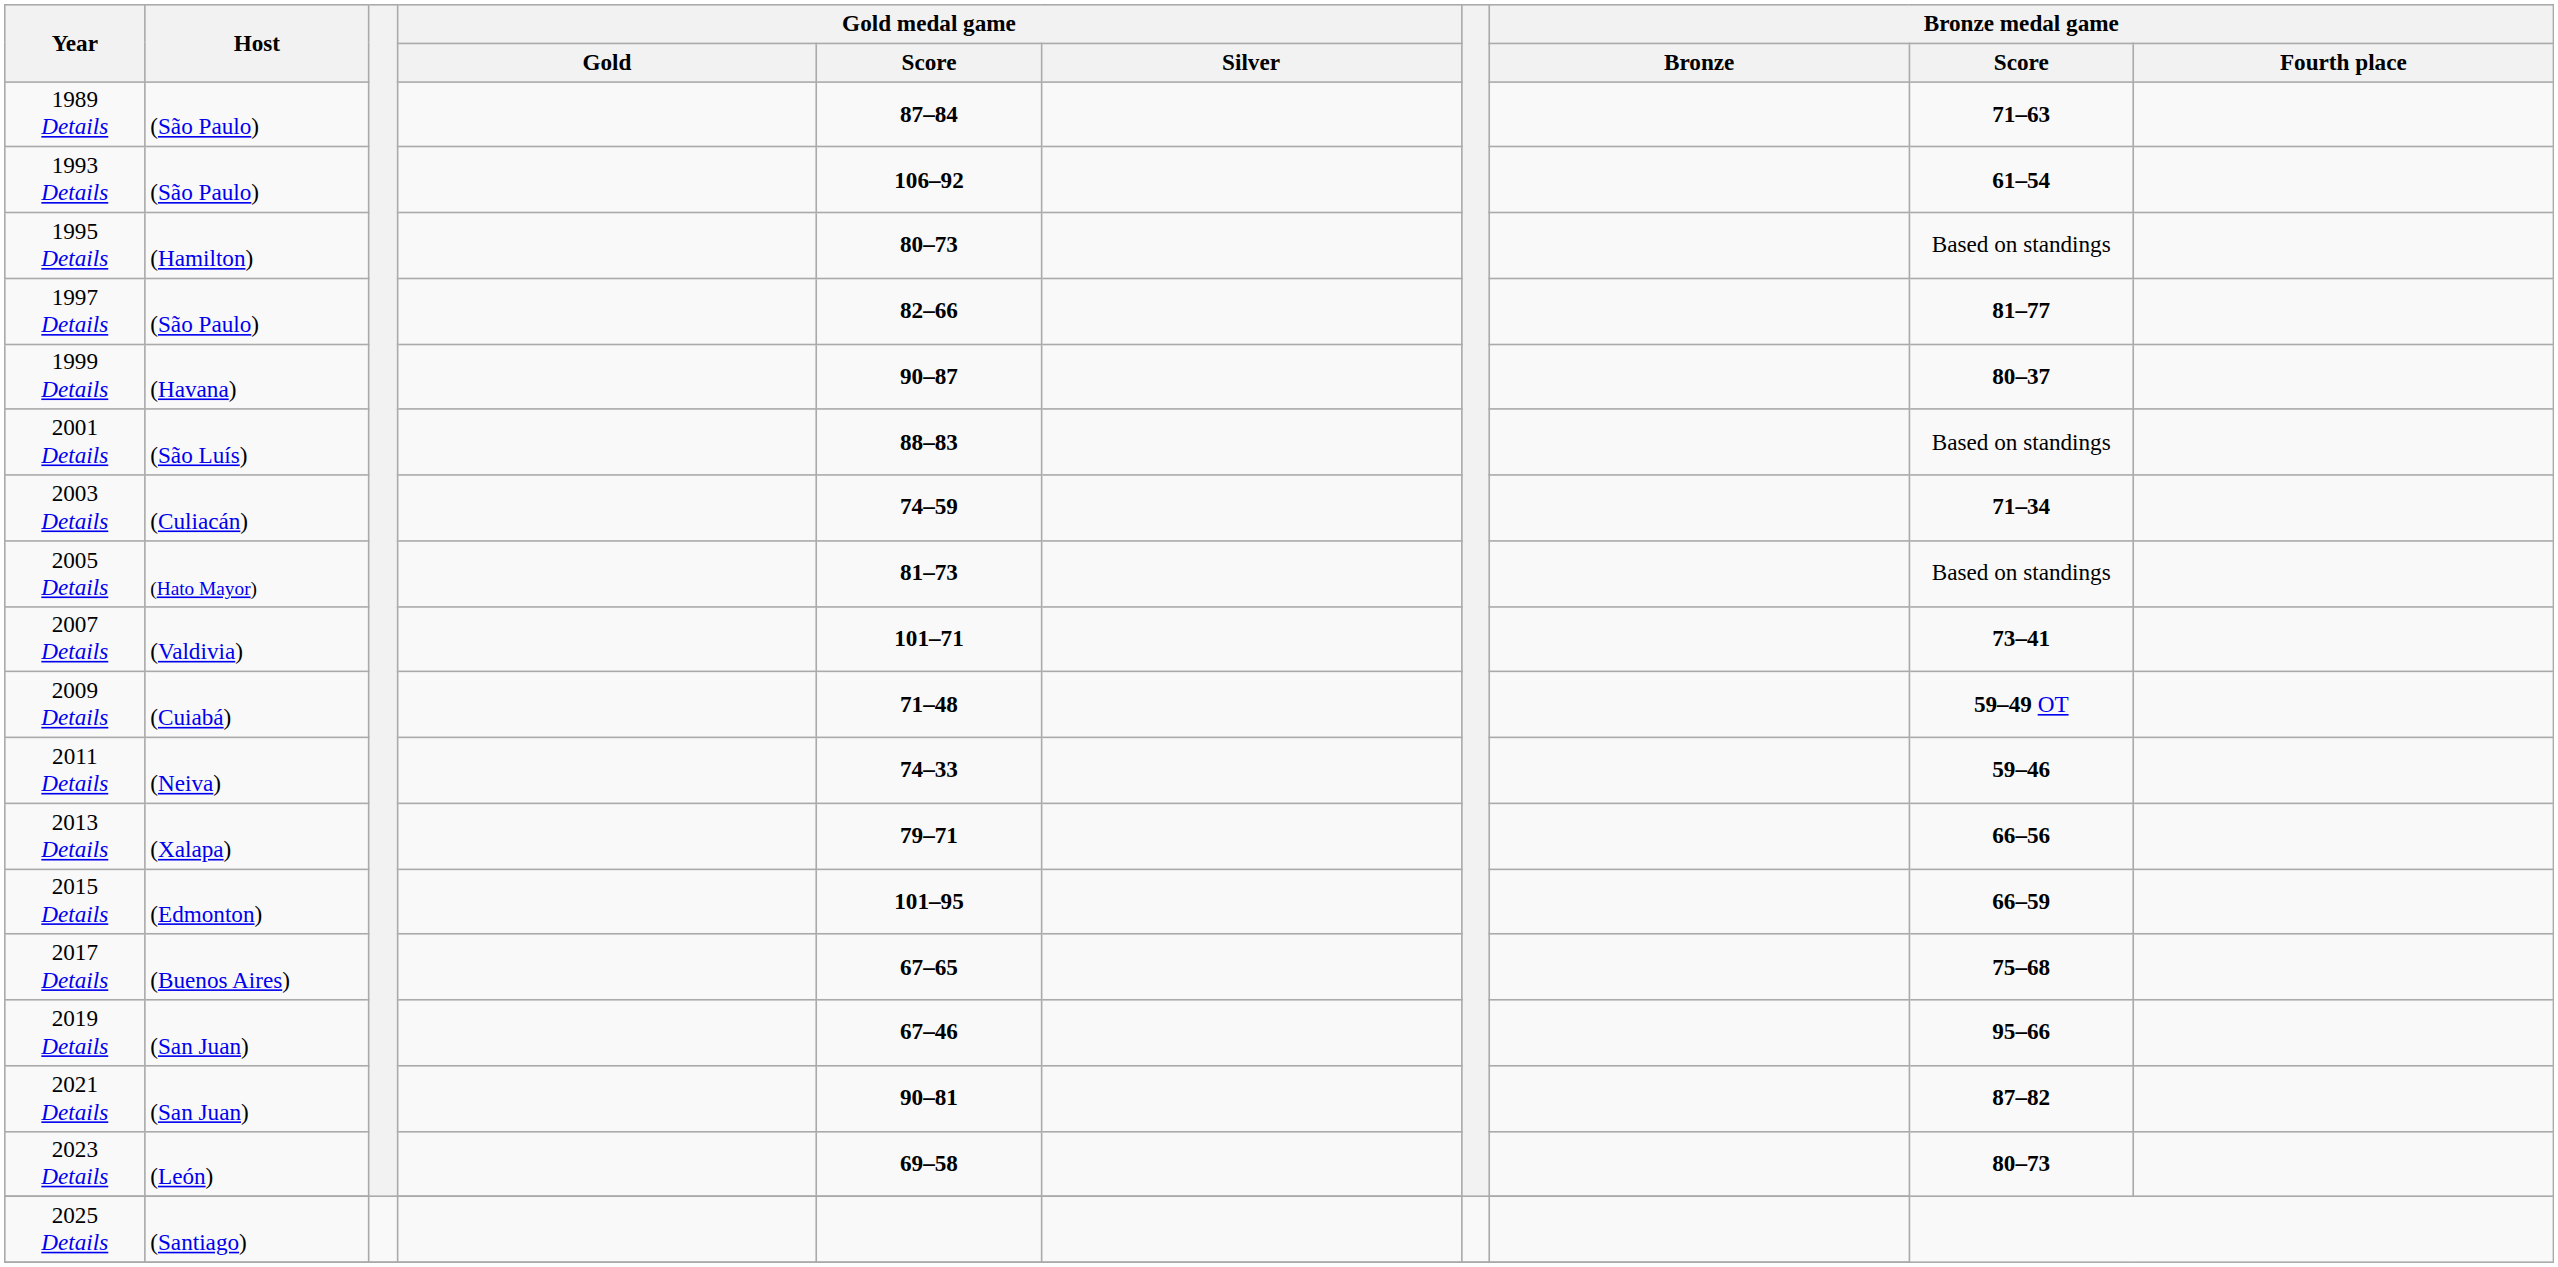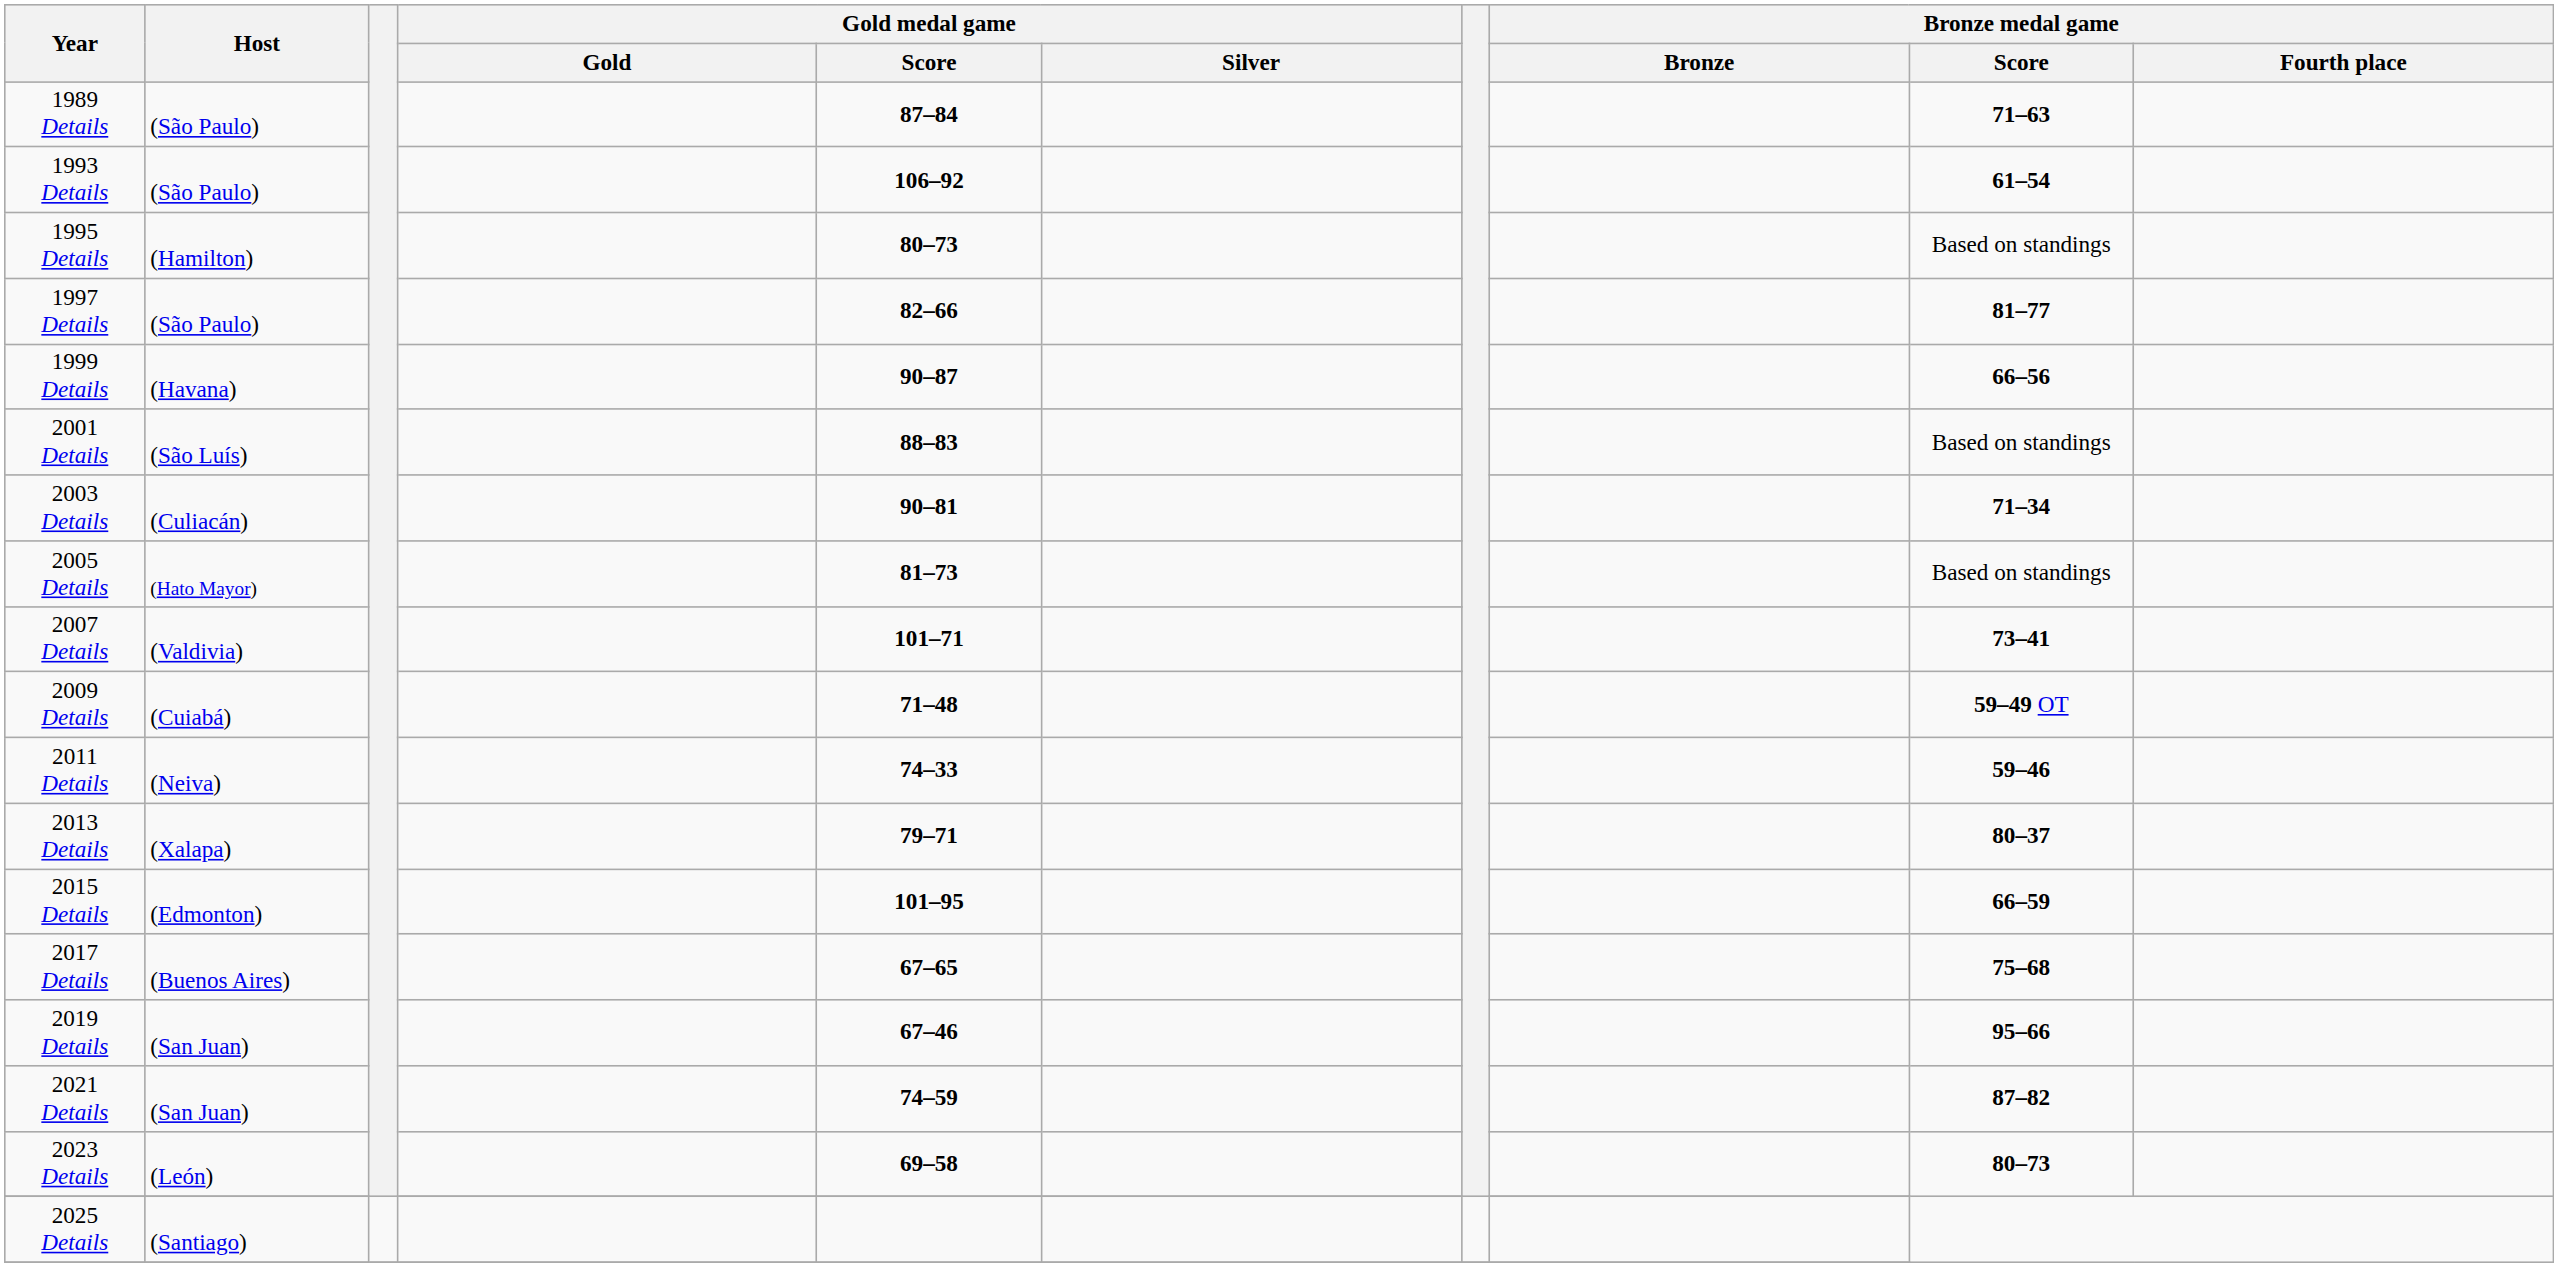(2021, 376) 80–37 -> (2021, 376) 66–56
(929, 507) 74–59 -> (929, 507) 90–81
(2021, 835) 66–56 -> (2021, 835) 80–37
(929, 1098) 90–81 -> (929, 1098) 74–59
